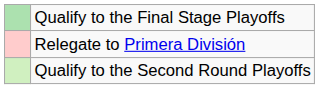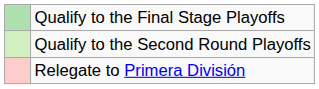rows swapped: (173, 70) <-> (140, 44)
